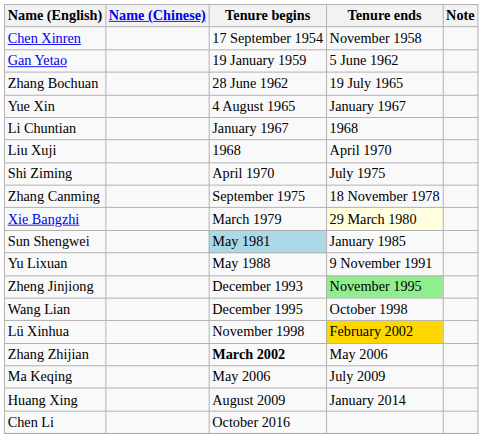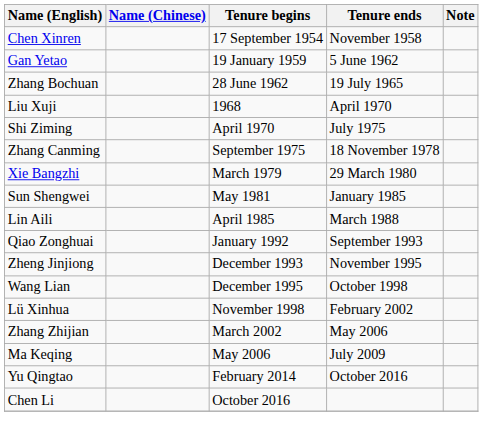- row: (31, 106)
- row: (42, 128)
(373, 219) lightyellow background -> (373, 173) no background
(241, 241) lightblue background -> (241, 196) no background
+ row: (30, 219)
- row: (38, 264)
+ row: (51, 241)
(376, 286) lightgreen background -> (376, 264) no background
(371, 331) gold background -> (371, 309) no background
(249, 354) bold -> (247, 331) normal
- row: (43, 399)
+ row: (40, 377)
